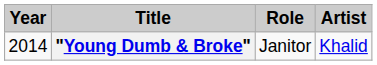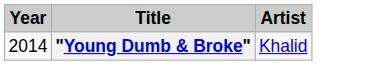- column: (285, 18)
